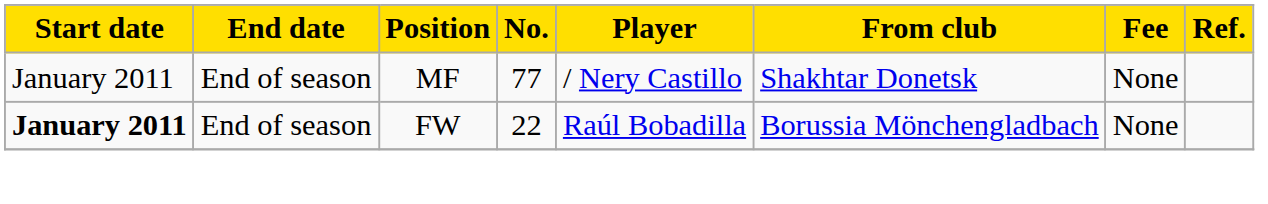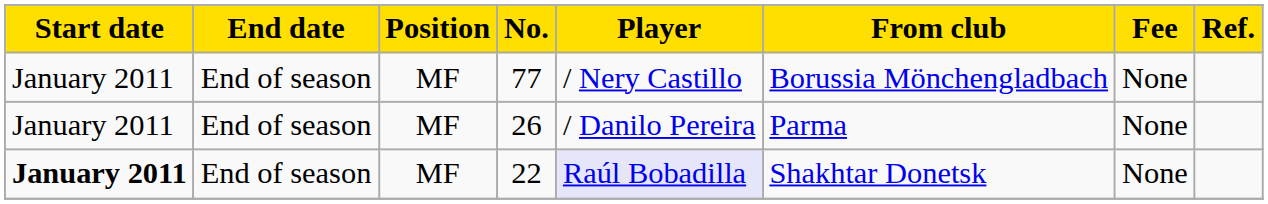(869, 76) Shakhtar Donetsk -> (939, 76) Borussia Mönchengladbach
+ row: (526, 125)
(438, 125) FW -> (438, 173) MF
(655, 125) no background -> (655, 173) lavender background
(929, 125) Borussia Mönchengladbach -> (878, 173) Shakhtar Donetsk
